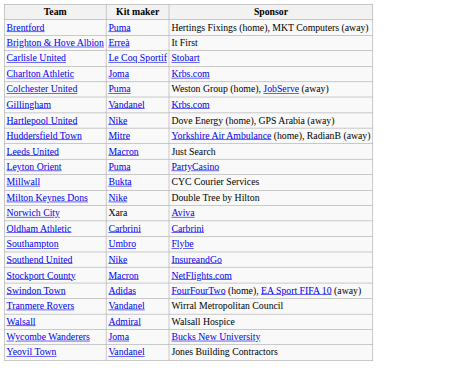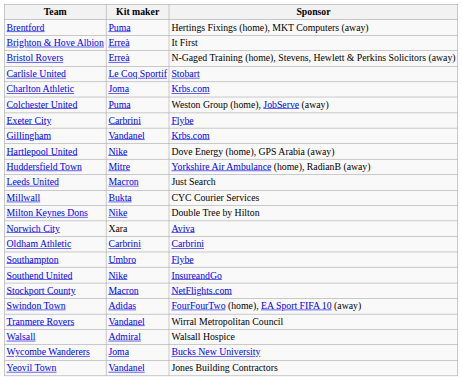+ row: (35, 58)
+ row: (29, 120)
- row: (34, 167)
